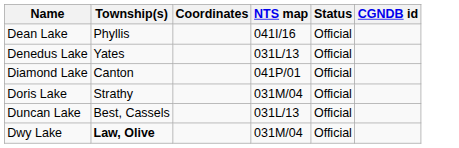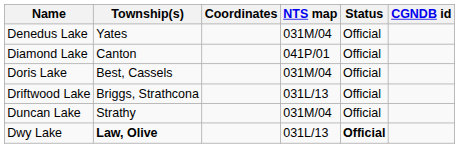- row: (37, 34)
(277, 53) 031L/13 -> (308, 34) 031M/04
(113, 93) Strathy -> (134, 73) Best, Cassels
+ row: (49, 93)
(132, 113) Best, Cassels -> (116, 113) Strathy
(277, 113) 031L/13 -> (308, 113) 031M/04
(278, 133) 031M/04 -> (306, 133) 031L/13
(333, 133) normal -> (364, 133) bold
